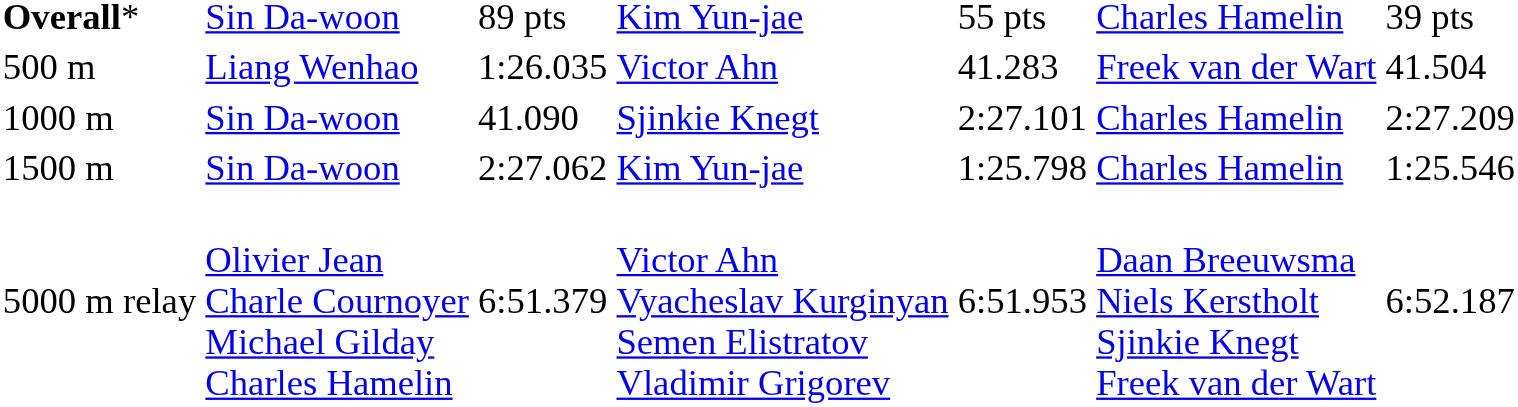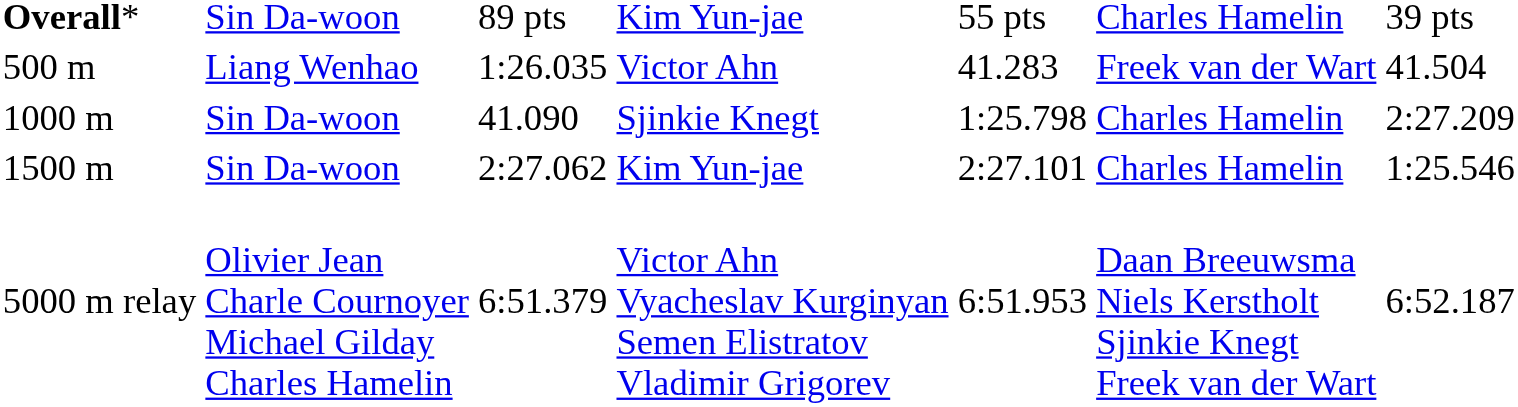(1022, 117) 2:27.101 -> (1022, 117) 1:25.798
(1022, 167) 1:25.798 -> (1022, 167) 2:27.101
